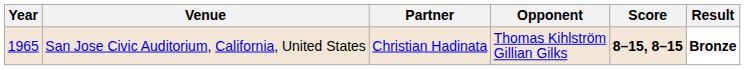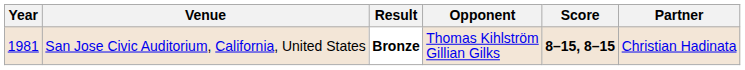columns swapped: (430, 16) <-> (713, 16)
(23, 46) 1965 -> (23, 46) 1981
